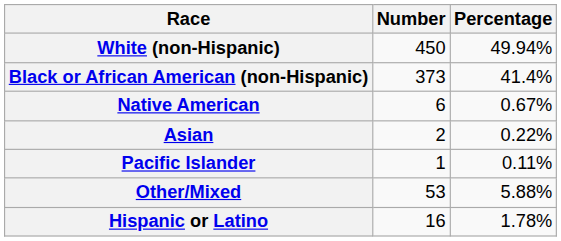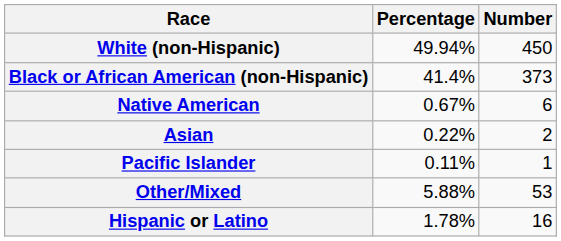columns swapped: (411, 18) <-> (503, 18)
